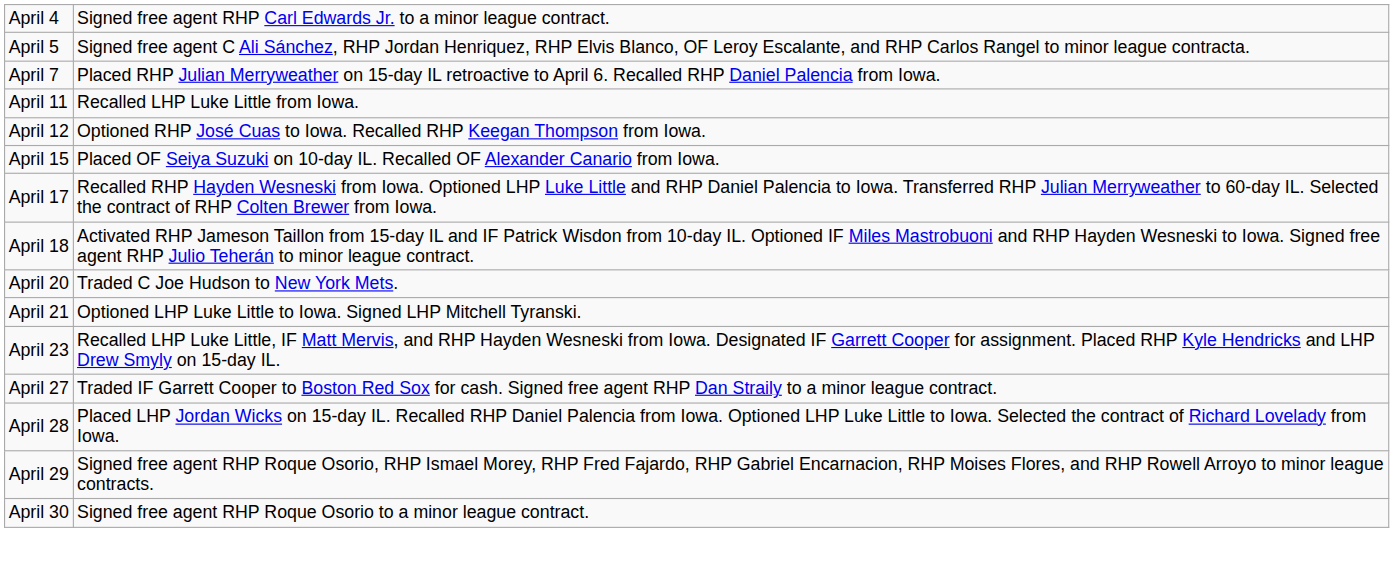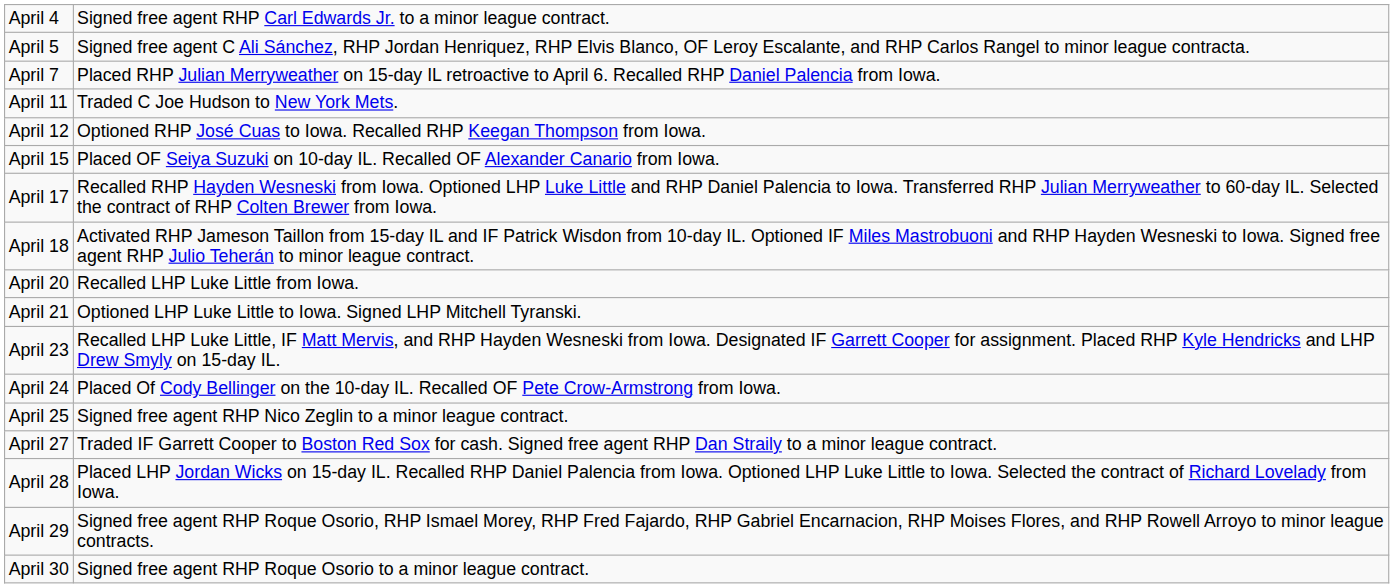(218, 103) Recalled LHP Luke Little from Iowa. -> (238, 103) Traded C Joe Hudson to New York Mets.
(238, 283) Traded C Joe Hudson to New York Mets. -> (218, 283) Recalled LHP Luke Little from Iowa.
+ row: (39, 388)
+ row: (39, 416)
